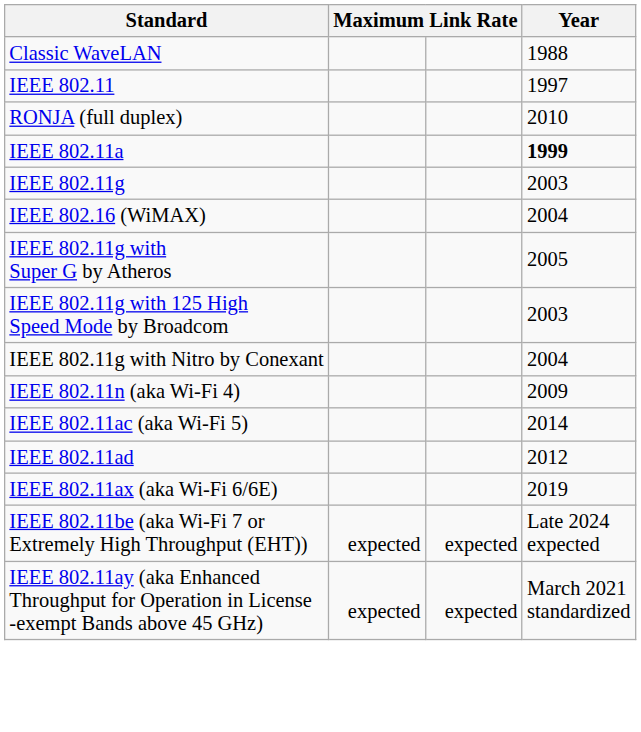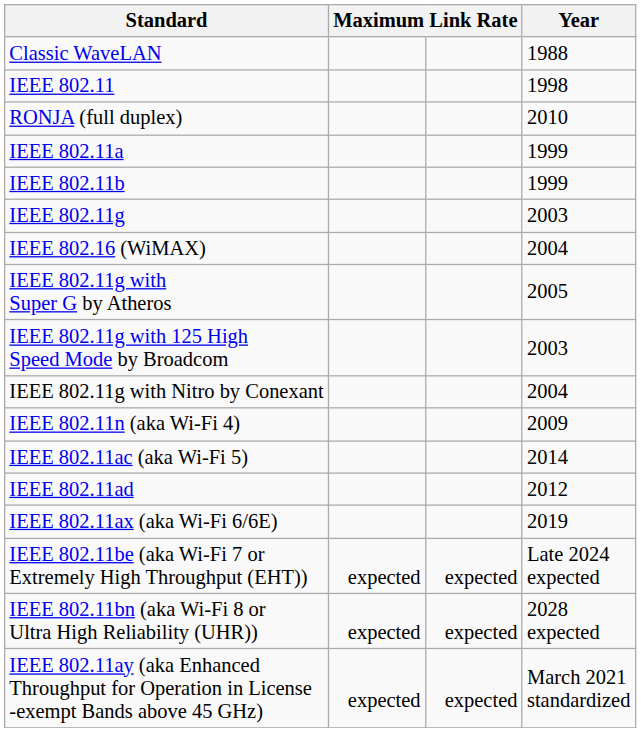(547, 85) 1997 -> (547, 85) 1998
(547, 150) bold -> (547, 150) normal
+ row: (67, 183)
+ row: (137, 621)
